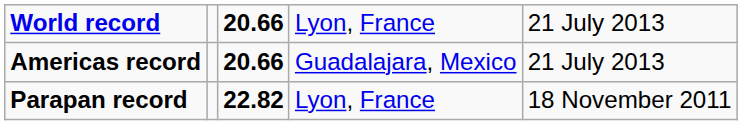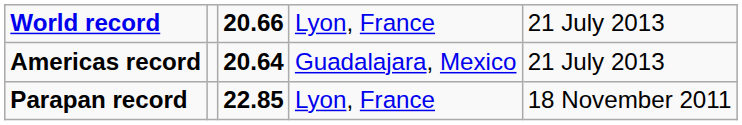(254, 61) 20.66 -> (254, 61) 20.64
(254, 100) 22.82 -> (254, 100) 22.85
